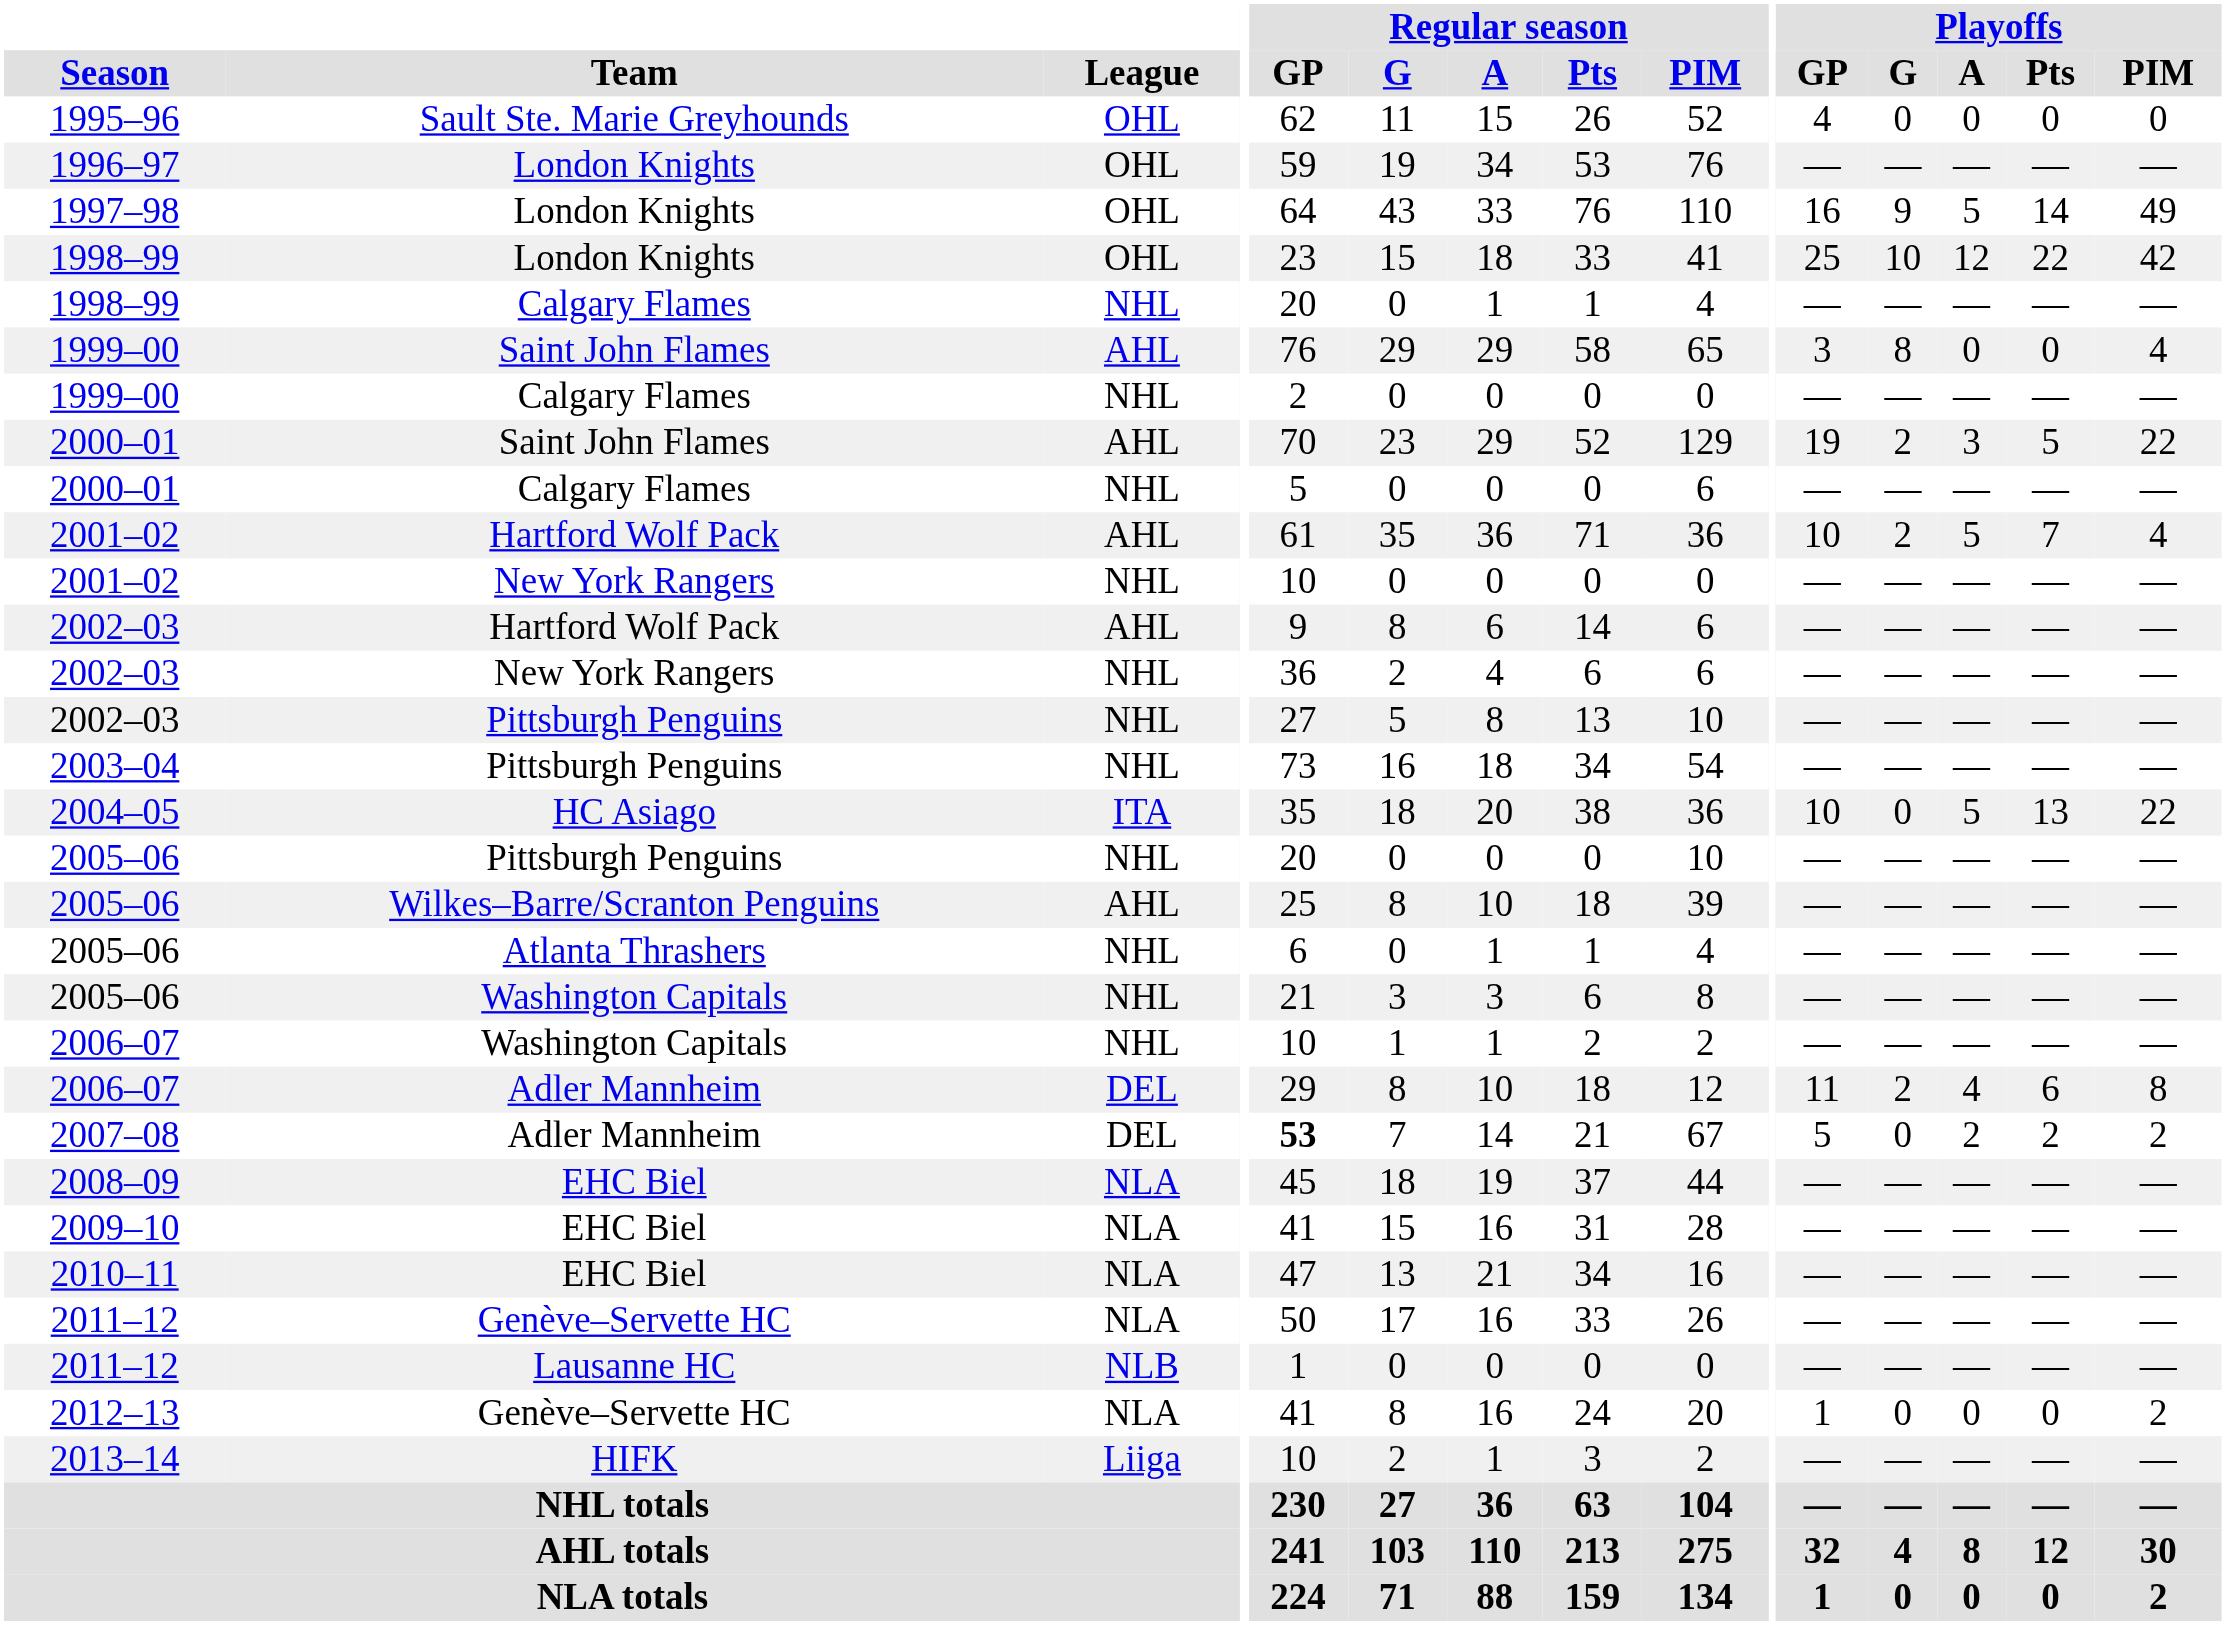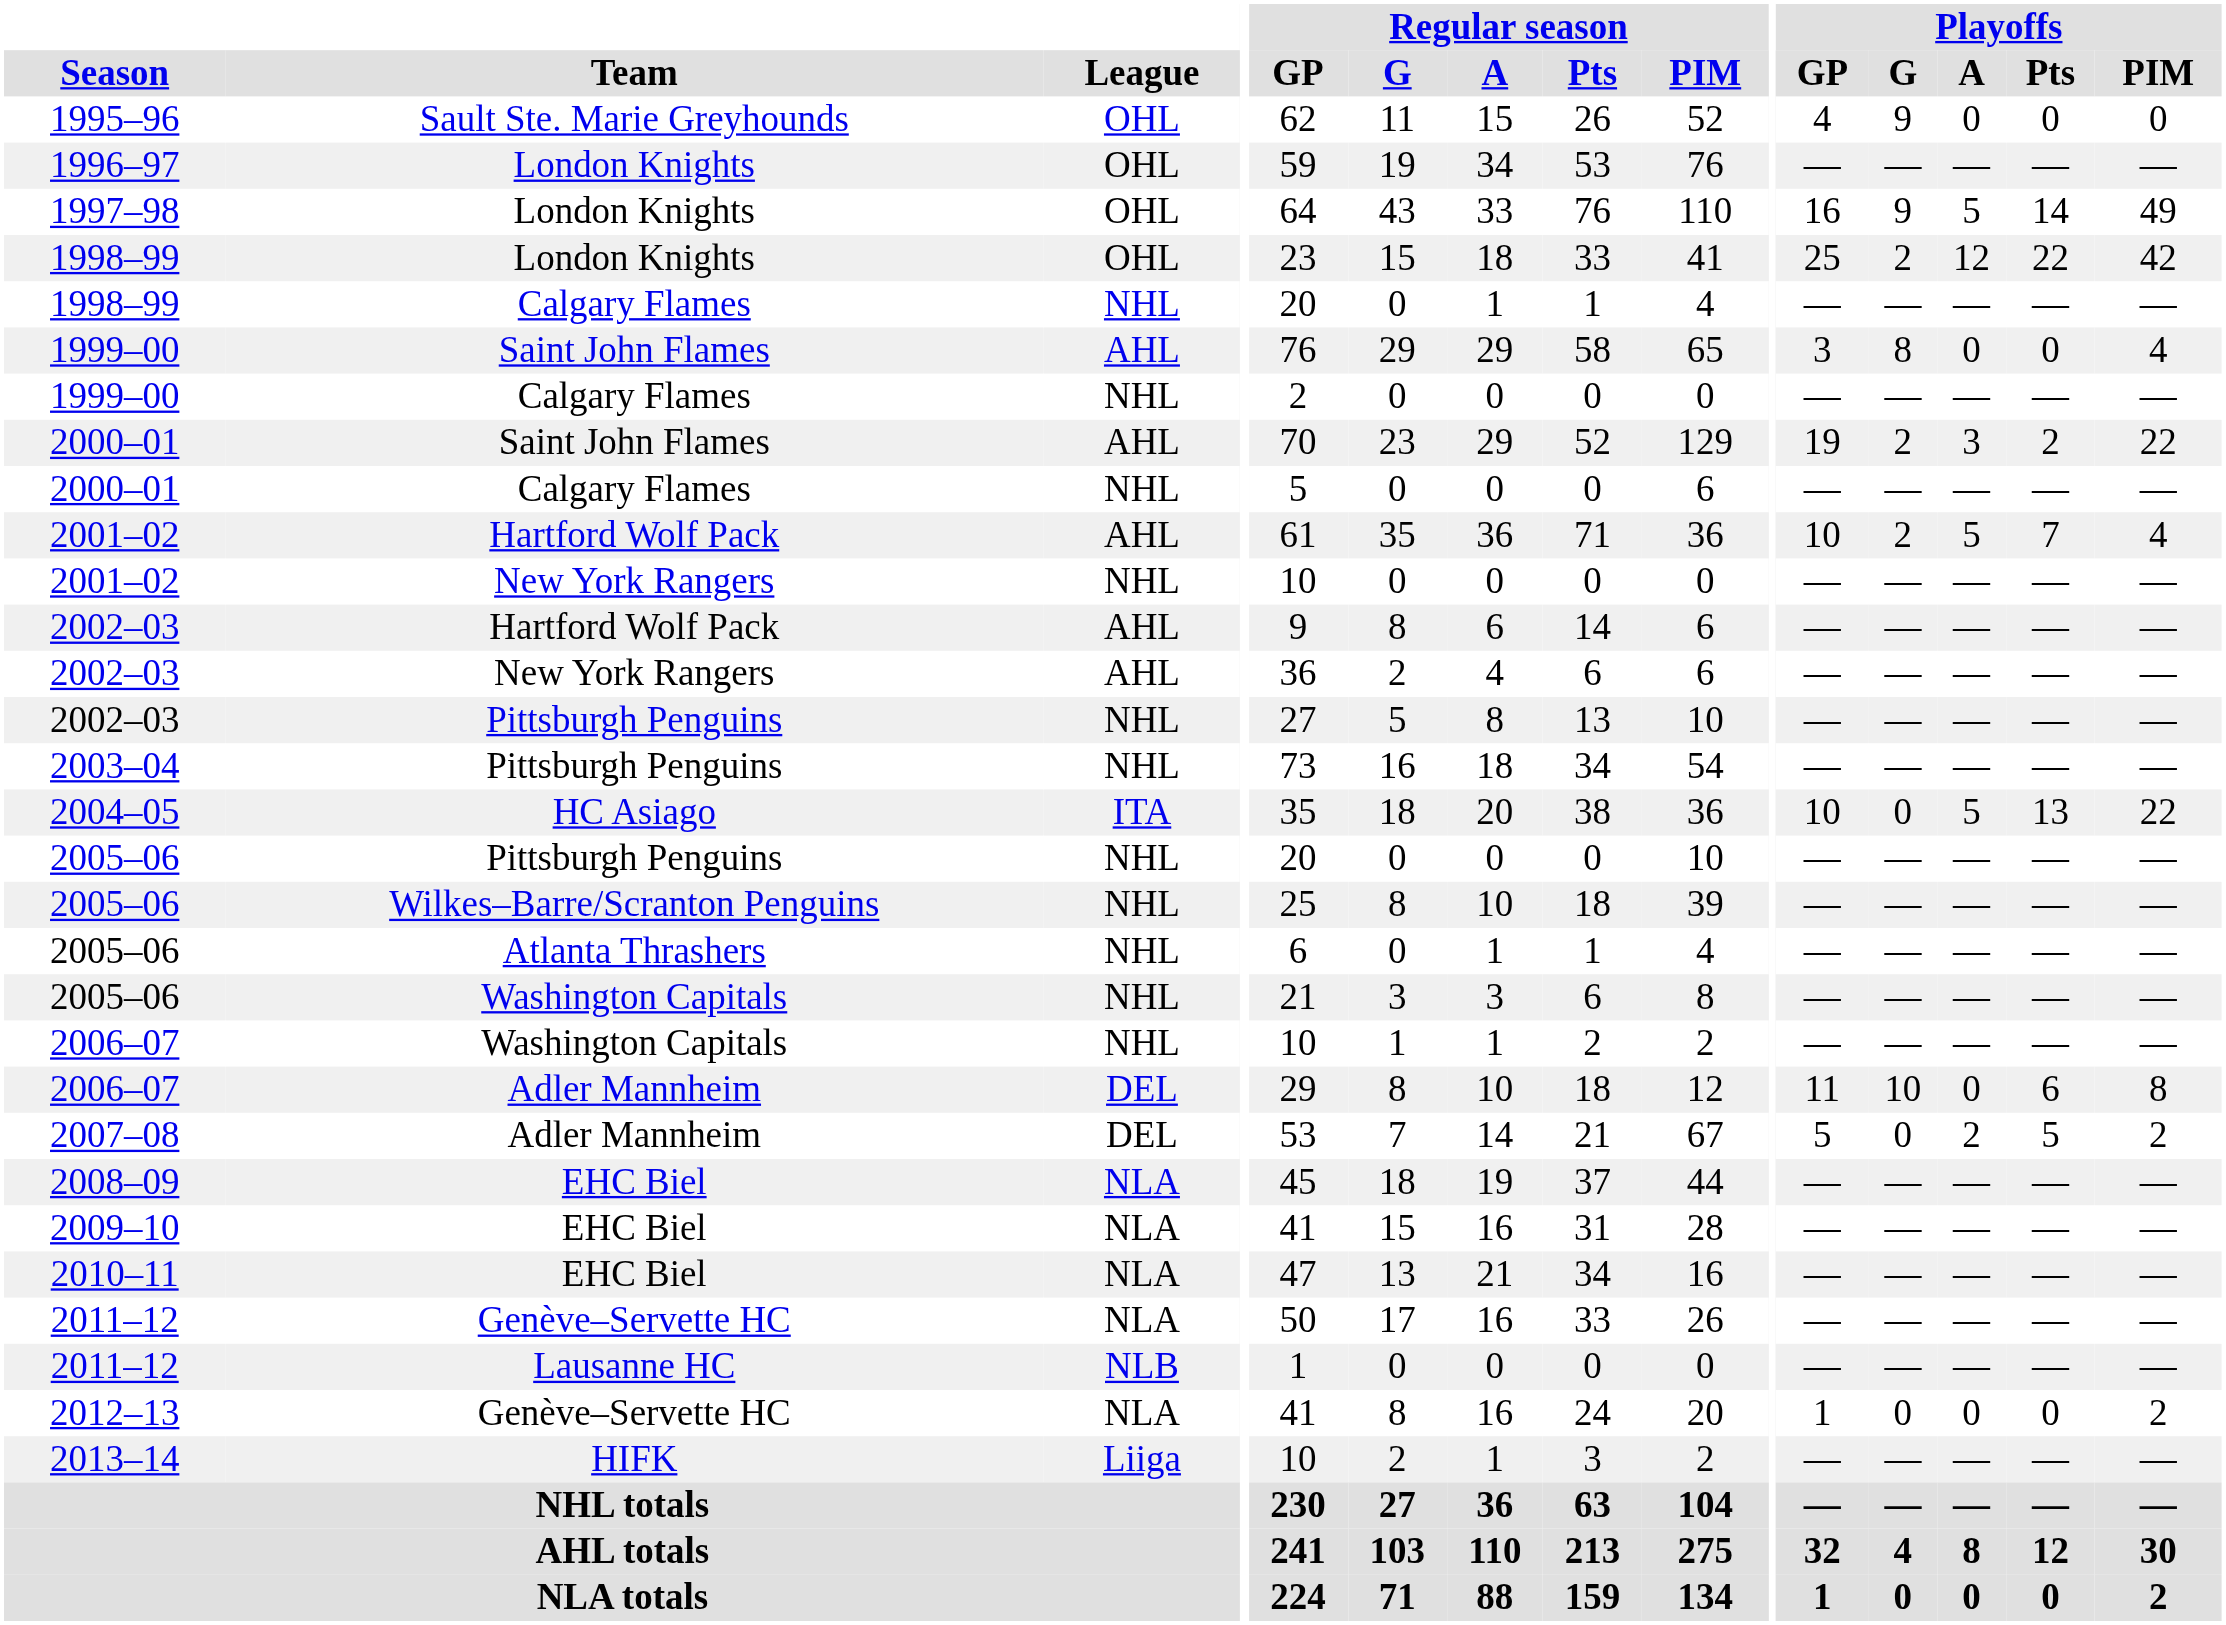(1903, 118) 0 -> (1903, 118) 9
(1903, 257) 10 -> (1903, 257) 2
(2050, 442) 5 -> (2050, 442) 2
(1142, 673) NHL -> (1142, 673) AHL
(1142, 904) AHL -> (1142, 904) NHL
(1903, 1089) 2 -> (1903, 1089) 10
(1972, 1089) 4 -> (1972, 1089) 0
(1298, 1135) bold -> (1298, 1135) normal
(2050, 1135) 2 -> (2050, 1135) 5
